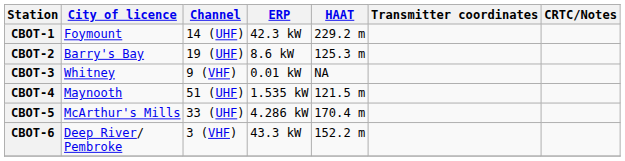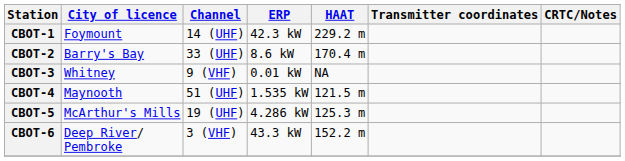(215, 54) 19 (UHF) -> (215, 54) 33 (UHF)
(340, 54) 125.3 m -> (340, 54) 170.4 m
(215, 113) 33 (UHF) -> (215, 113) 19 (UHF)
(340, 113) 170.4 m -> (340, 113) 125.3 m
